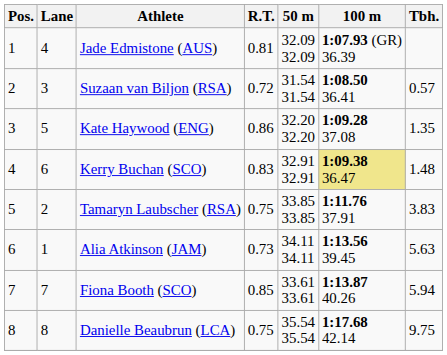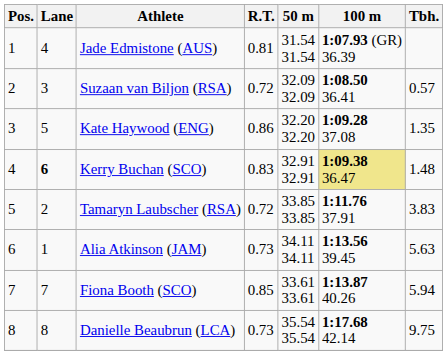(298, 48) 32.09 32.09 -> (298, 48) 31.54 31.54
(298, 88) 31.54 31.54 -> (298, 88) 32.09 32.09
(45, 169) normal -> (45, 169) bold
(261, 209) 0.75 -> (261, 209) 0.72
(261, 330) 0.75 -> (261, 330) 0.73
